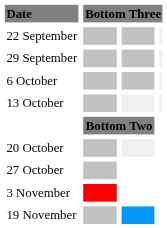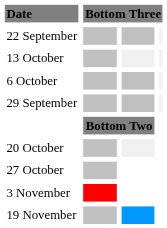rows swapped: (42, 58) <-> (35, 103)
